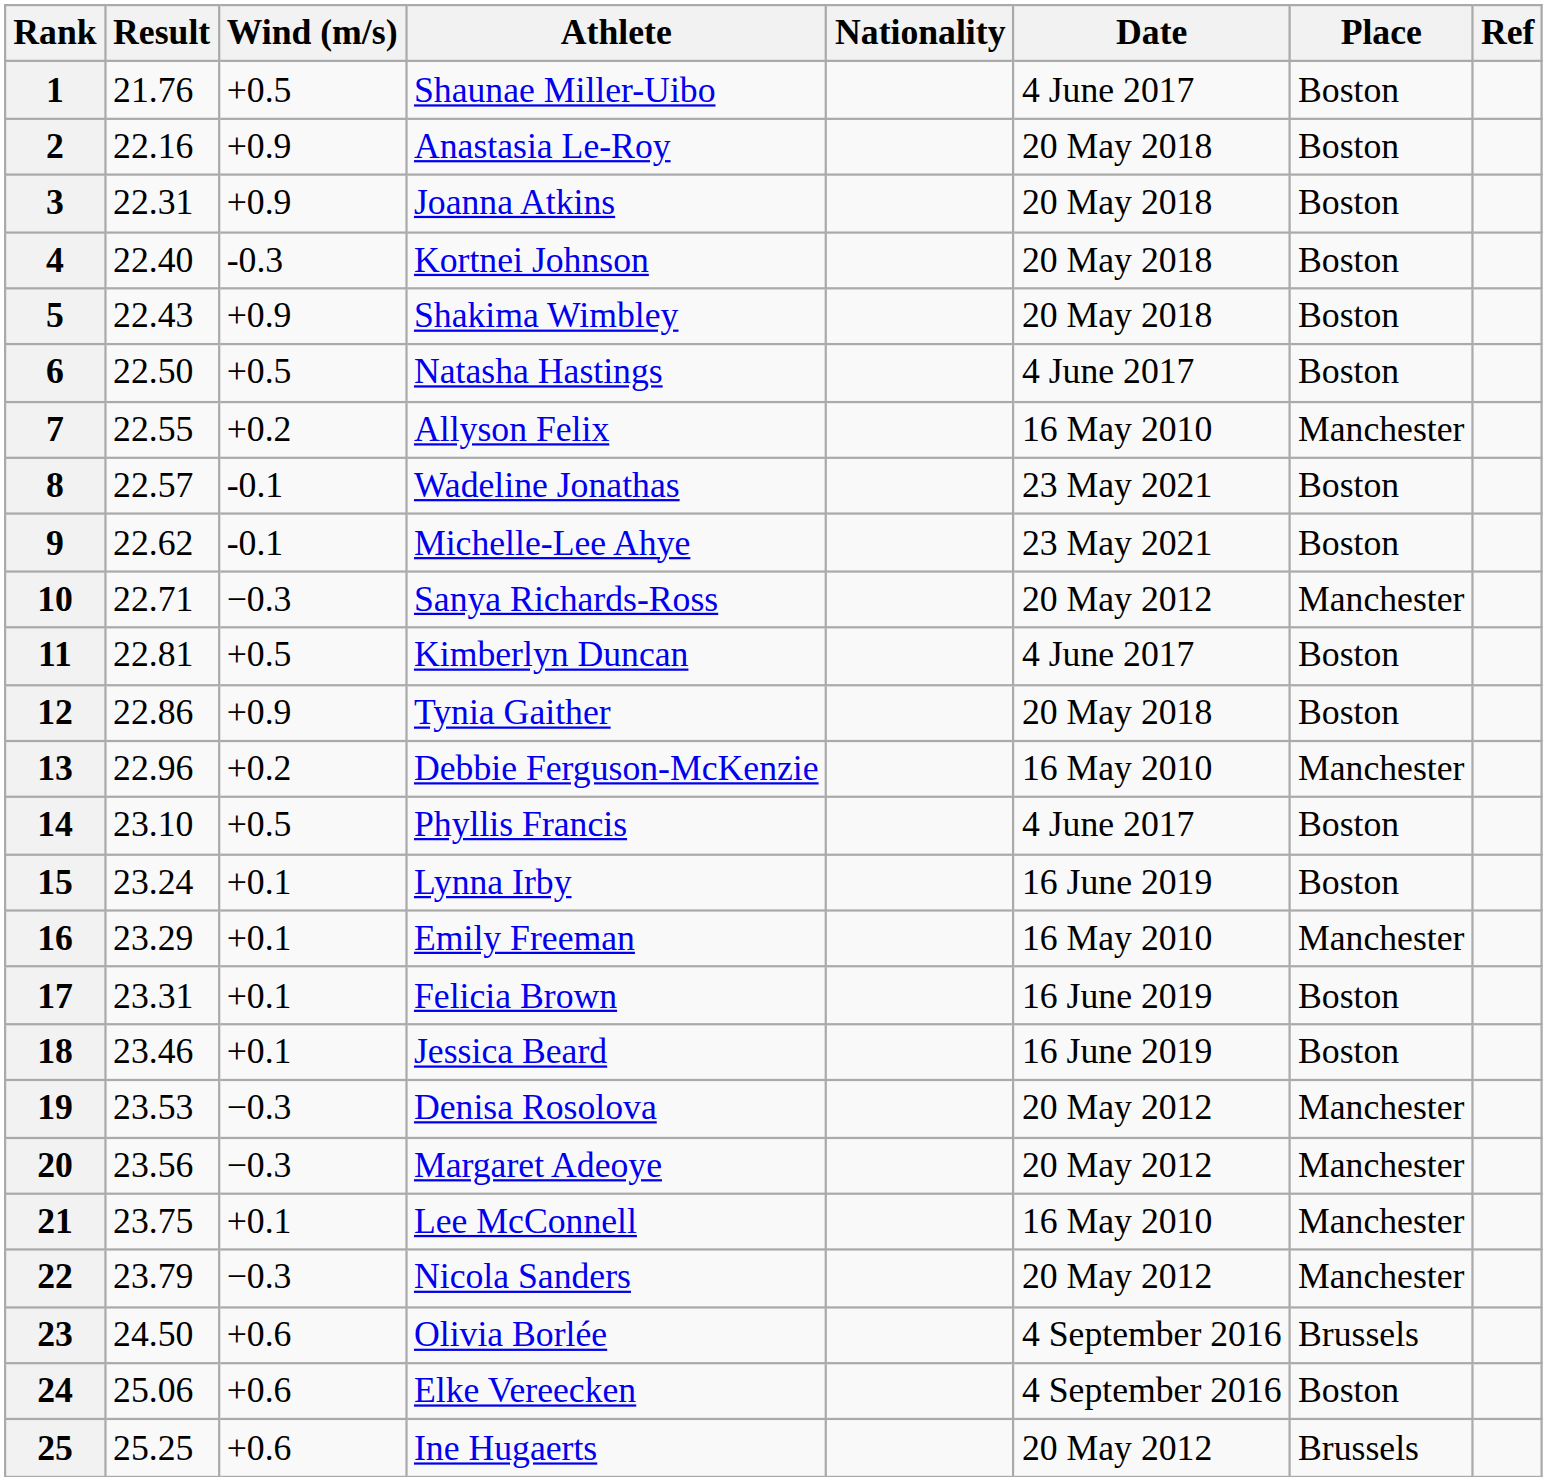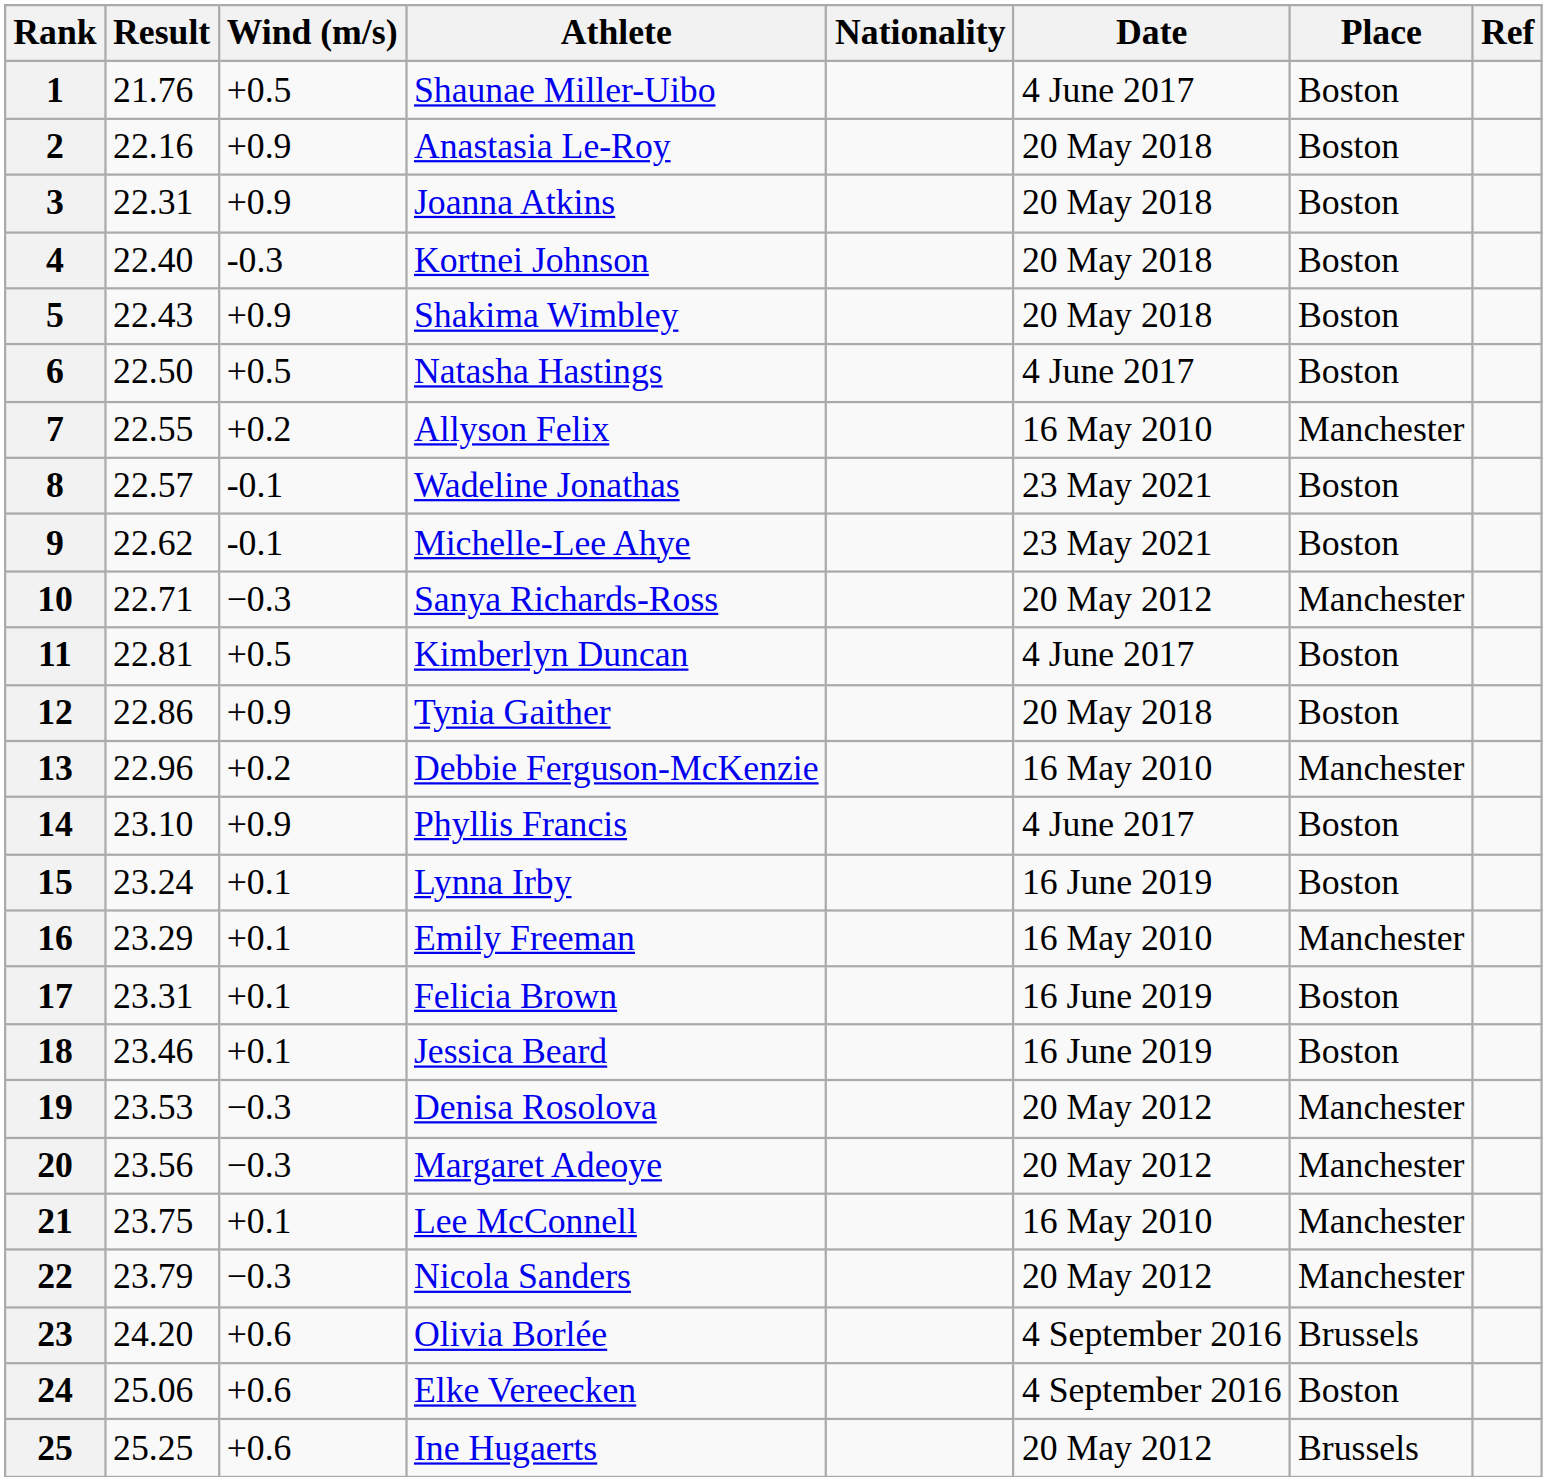(259, 825) +0.5 -> (259, 825) +0.9
(153, 1334) 24.50 -> (153, 1334) 24.20
